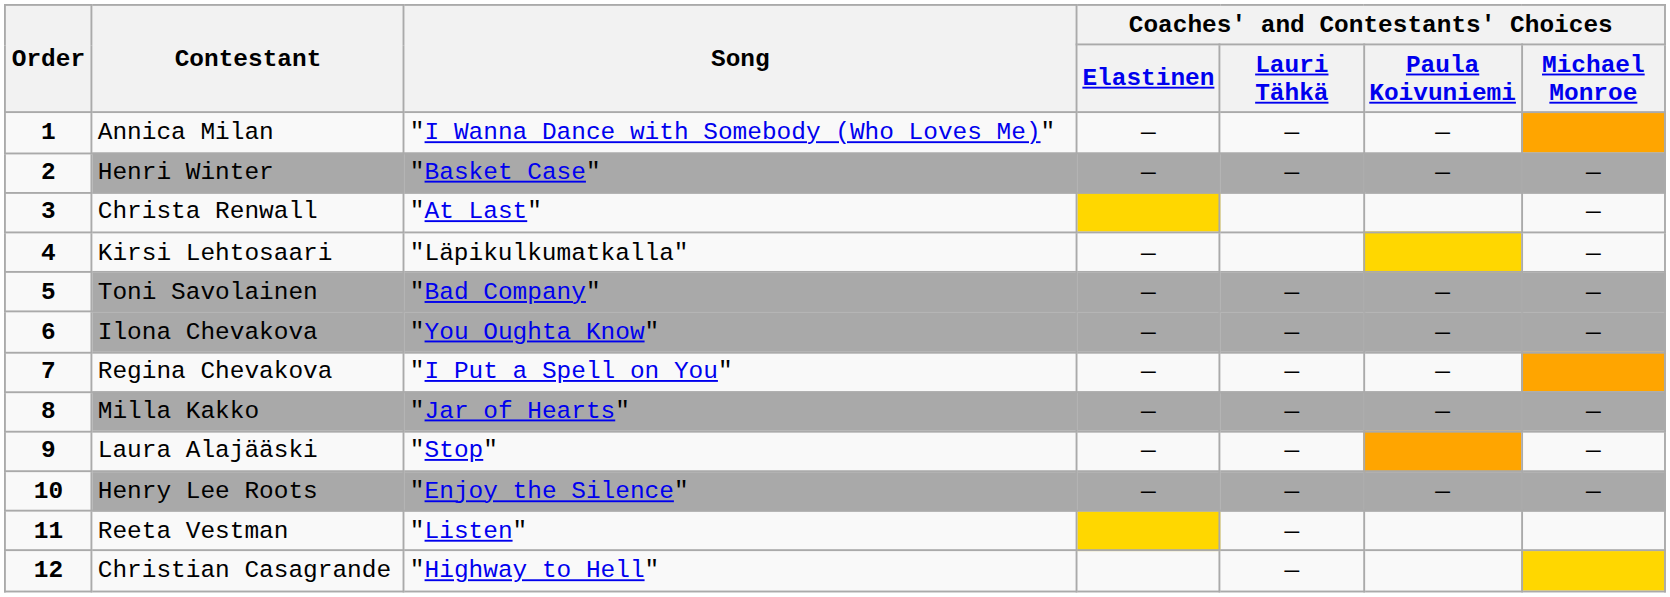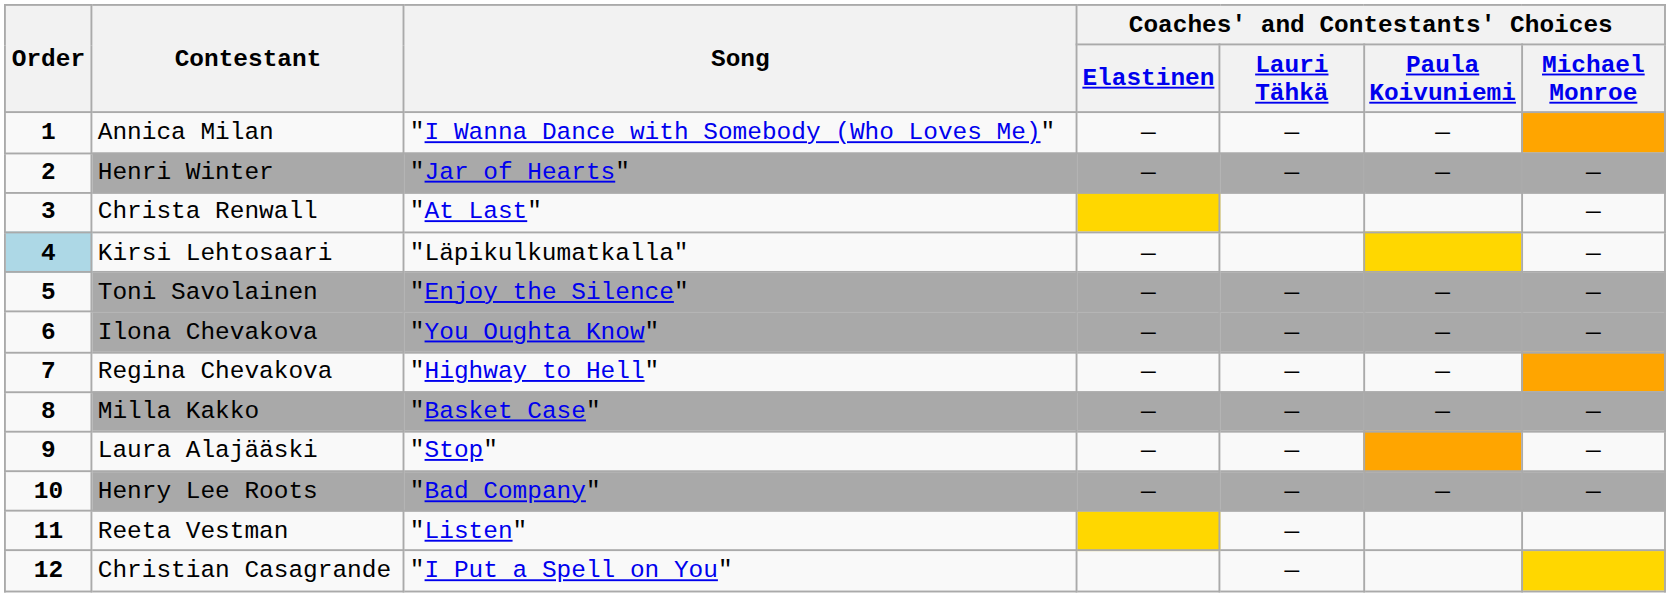(505, 173) "Basket Case" -> (520, 173) "Jar of Hearts"
(48, 252) no background -> (48, 252) lightblue background
(505, 292) "Bad Company" -> (549, 292) "Enjoy the Silence"
(571, 372) "I Put a Spell on You" -> (535, 372) "Highway to Hell"
(520, 412) "Jar of Hearts" -> (505, 412) "Basket Case"
(549, 491) "Enjoy the Silence" -> (505, 491) "Bad Company"
(535, 571) "Highway to Hell" -> (571, 571) "I Put a Spell on You"
